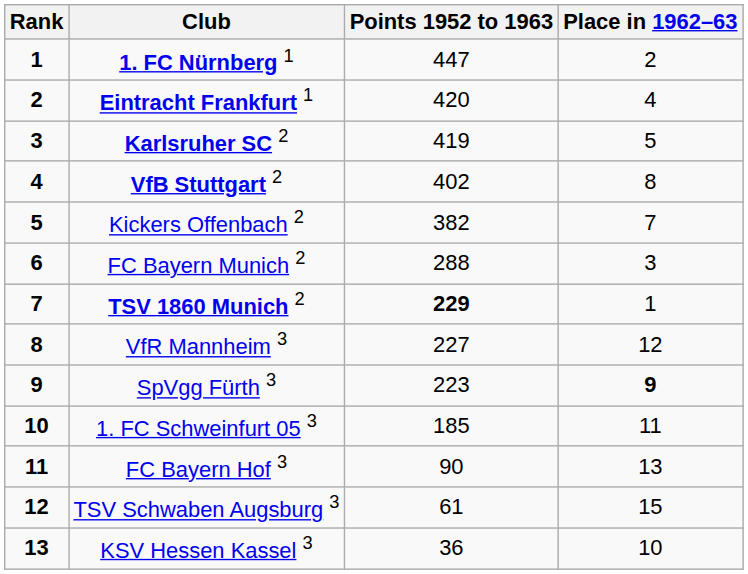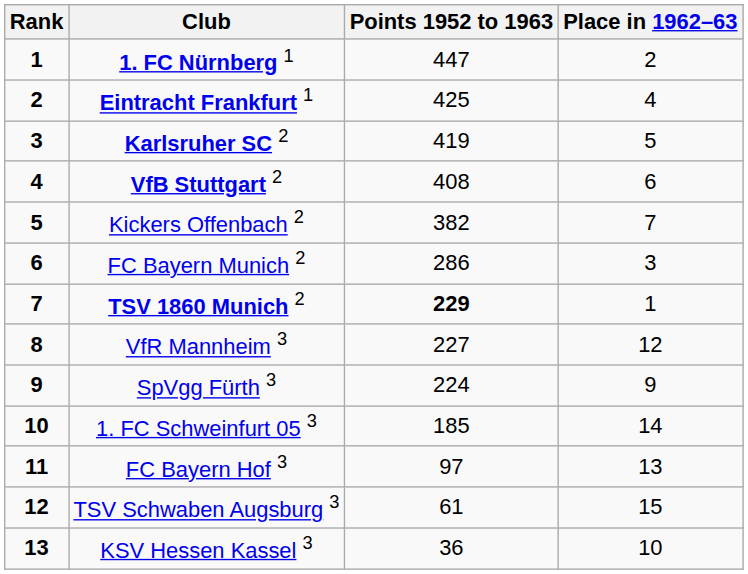(451, 100) 420 -> (451, 100) 425
(451, 181) 402 -> (451, 181) 408
(650, 181) 8 -> (650, 181) 6
(451, 263) 288 -> (451, 263) 286
(451, 385) 223 -> (451, 385) 224
(650, 385) bold -> (650, 385) normal
(650, 425) 11 -> (650, 425) 14
(451, 466) 90 -> (451, 466) 97
